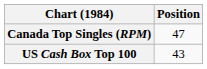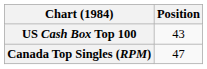rows swapped: (79, 34) <-> (79, 53)
